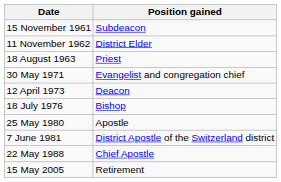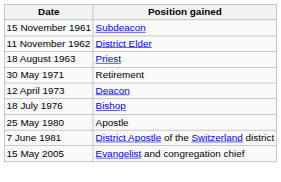(170, 75) Evangelist and congregation chief -> (120, 75) Retirement
- row: (35, 153)
(120, 169) Retirement -> (170, 153) Evangelist and congregation chief
